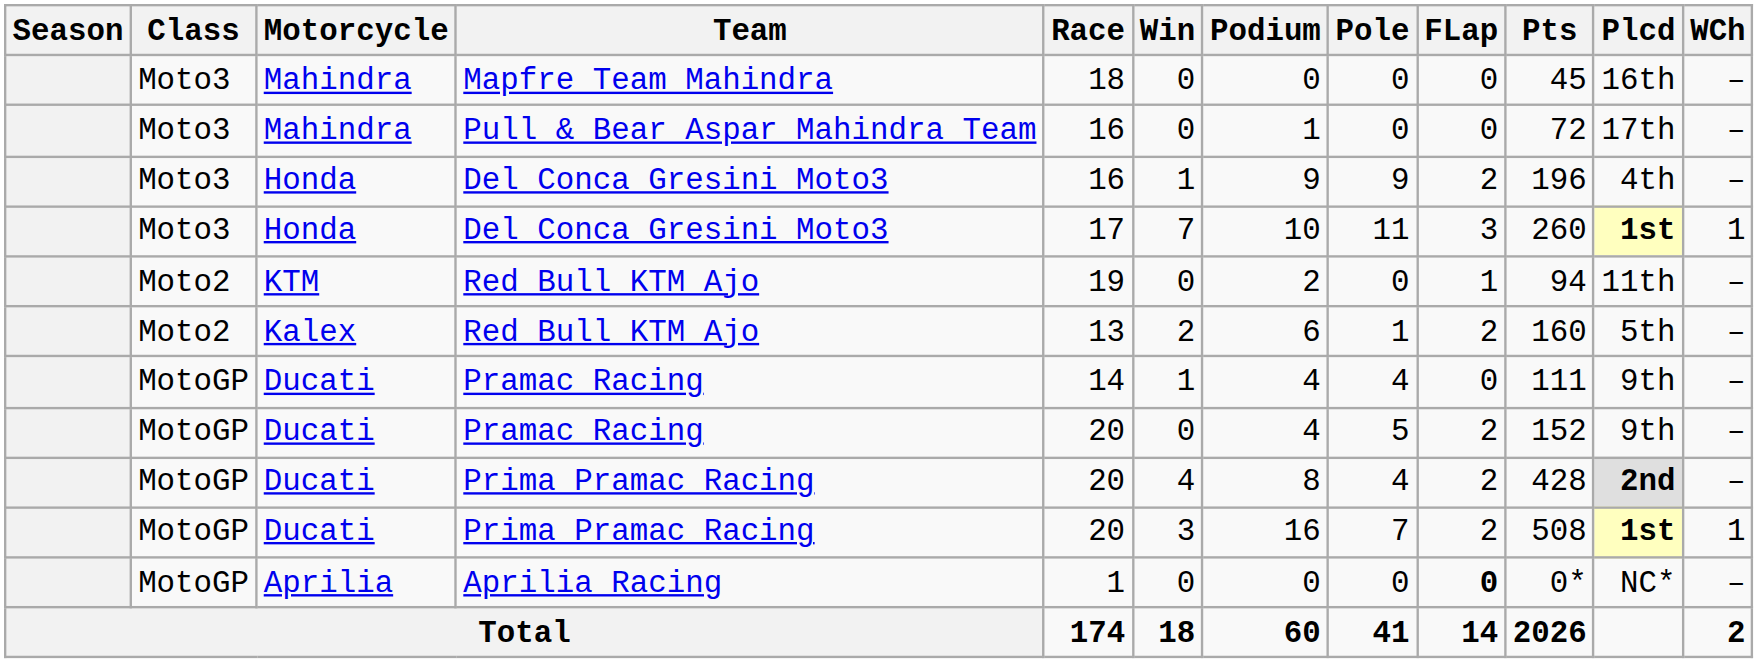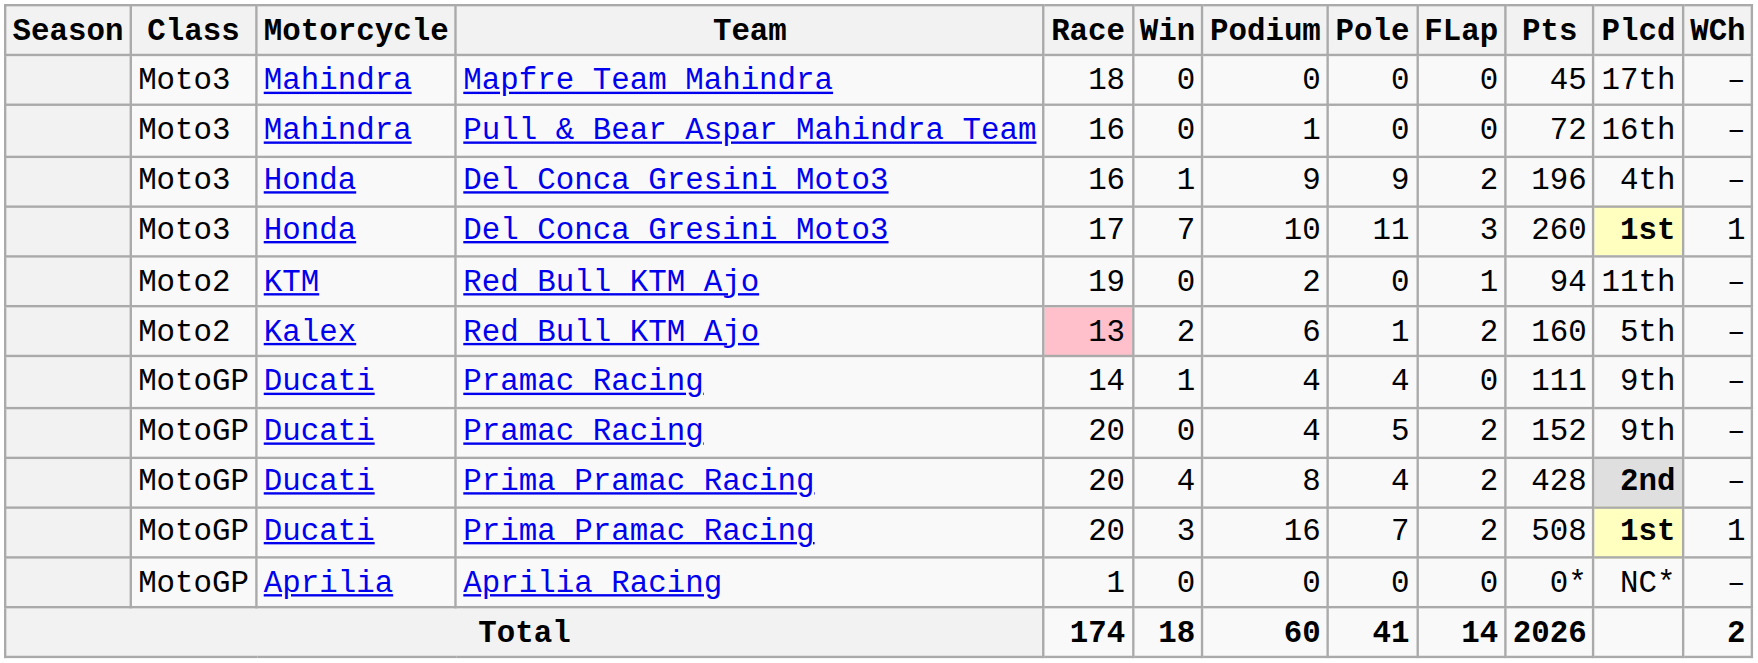(1638, 81) 16th -> (1638, 81) 17th
(1638, 131) 17th -> (1638, 131) 16th
(1107, 332) no background -> (1107, 332) pink background
(1489, 583) bold -> (1489, 583) normal
